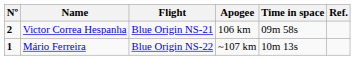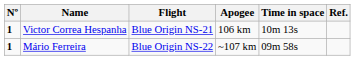(9, 30) 2 -> (9, 30) 1
(280, 30) 09m 58s -> (280, 30) 10m 13s
(280, 47) 10m 13s -> (280, 47) 09m 58s
